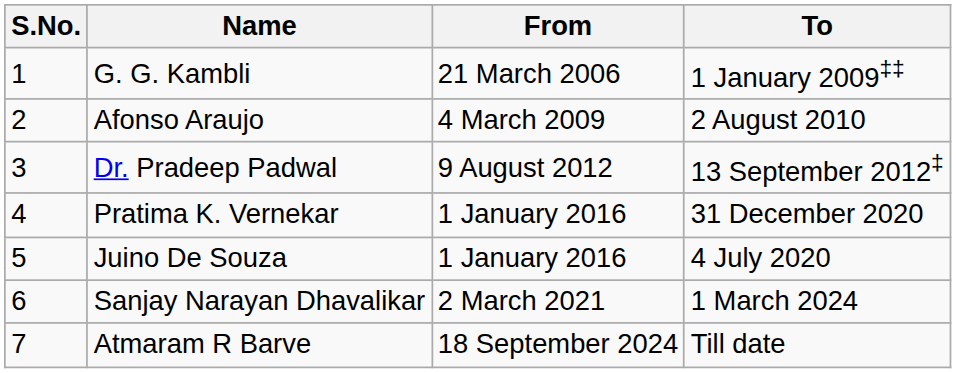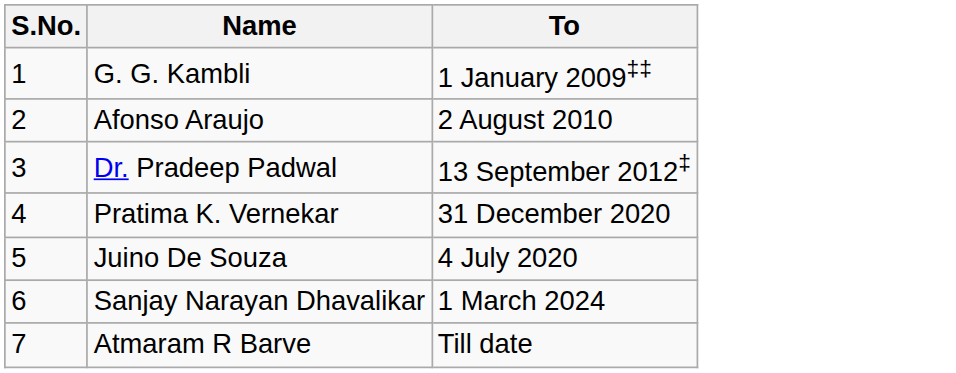- column: (558, 26)
